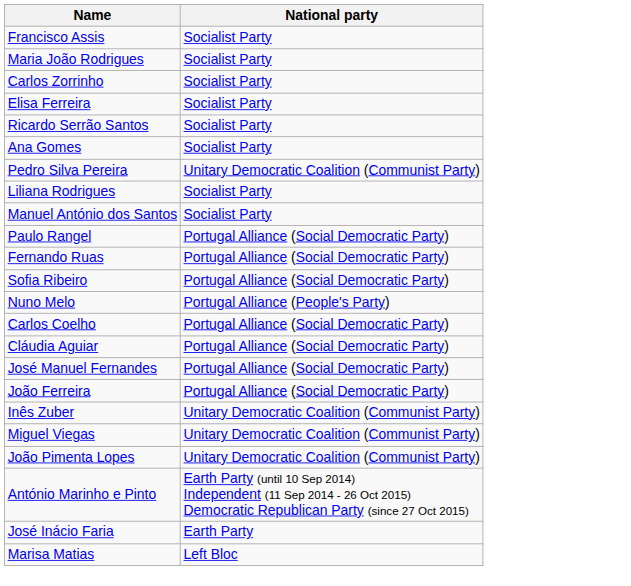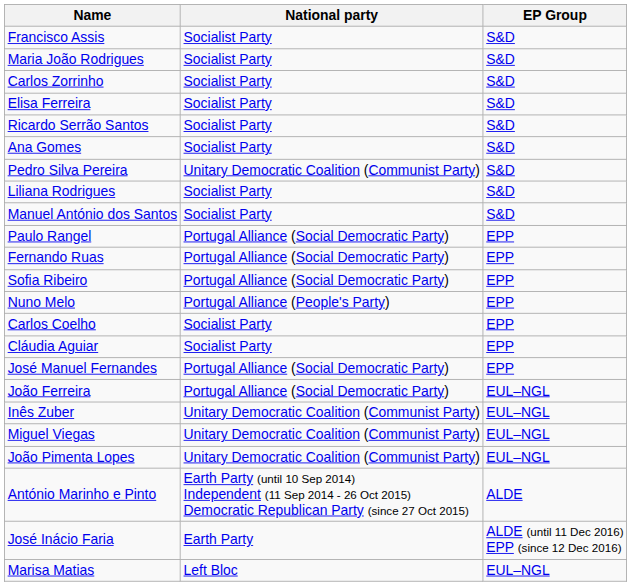+ column: (555, 15)
(316, 324) Portugal Alliance (Social Democratic Party) -> (228, 324) Socialist Party
(316, 346) Portugal Alliance (Social Democratic Party) -> (228, 346) Socialist Party
